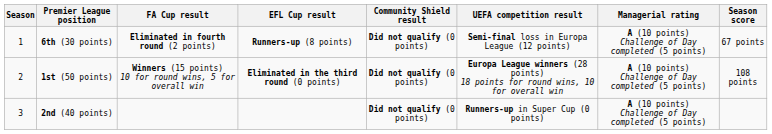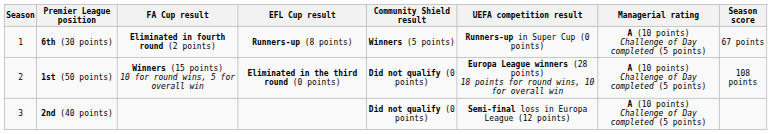(412, 42) Did not qualify (0 points) -> (412, 42) Winners (5 points)
(528, 42) Semi-final loss in Europa League (12 points) -> (528, 42) Runners-up in Super Cup (0 points)
(528, 114) Runners-up in Super Cup (0 points) -> (528, 114) Semi-final loss in Europa League (12 points)
